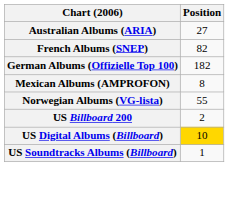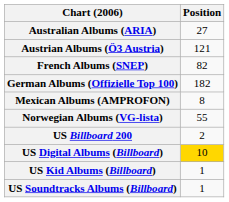+ row: (92, 48)
+ row: (92, 170)
